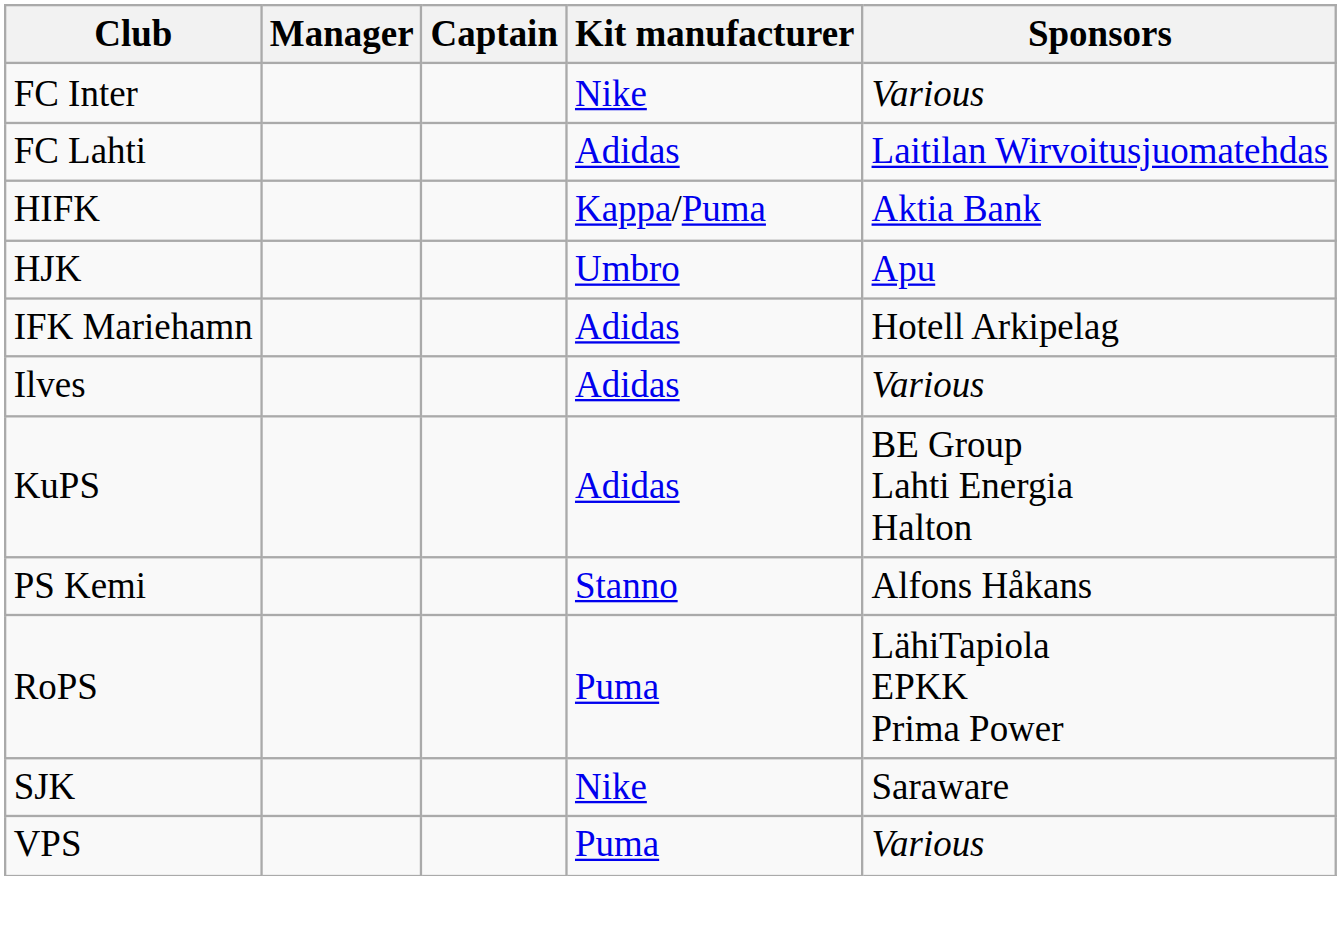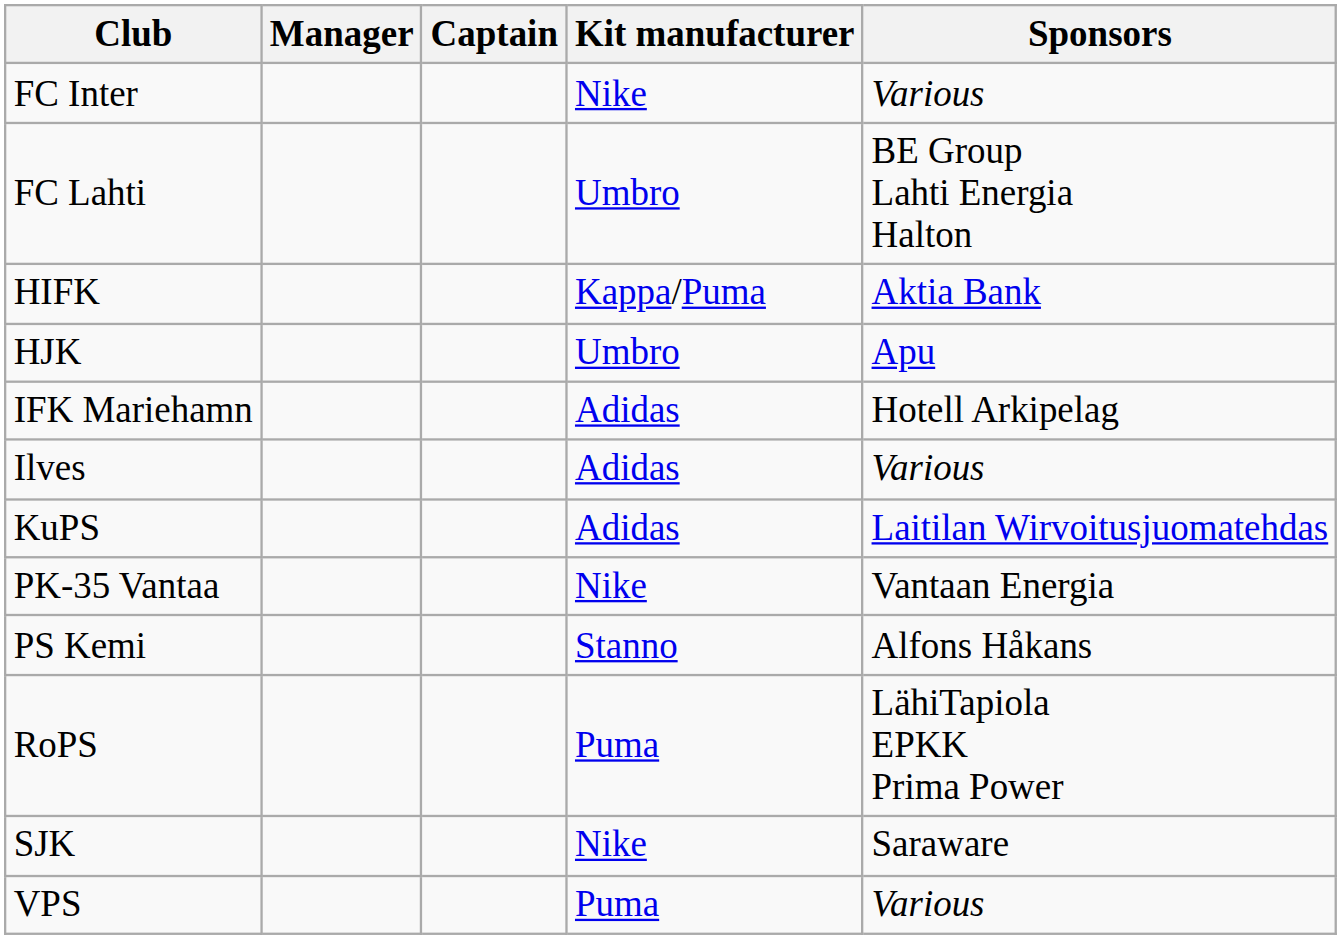(627, 151) Adidas -> (627, 192) Umbro
(1100, 151) Laitilan Wirvoitusjuomatehdas -> (972, 192) BE Group Lahti Energia Halton
(972, 485) BE Group Lahti Energia Halton -> (1100, 527) Laitilan Wirvoitusjuomatehdas
+ row: (117, 585)
